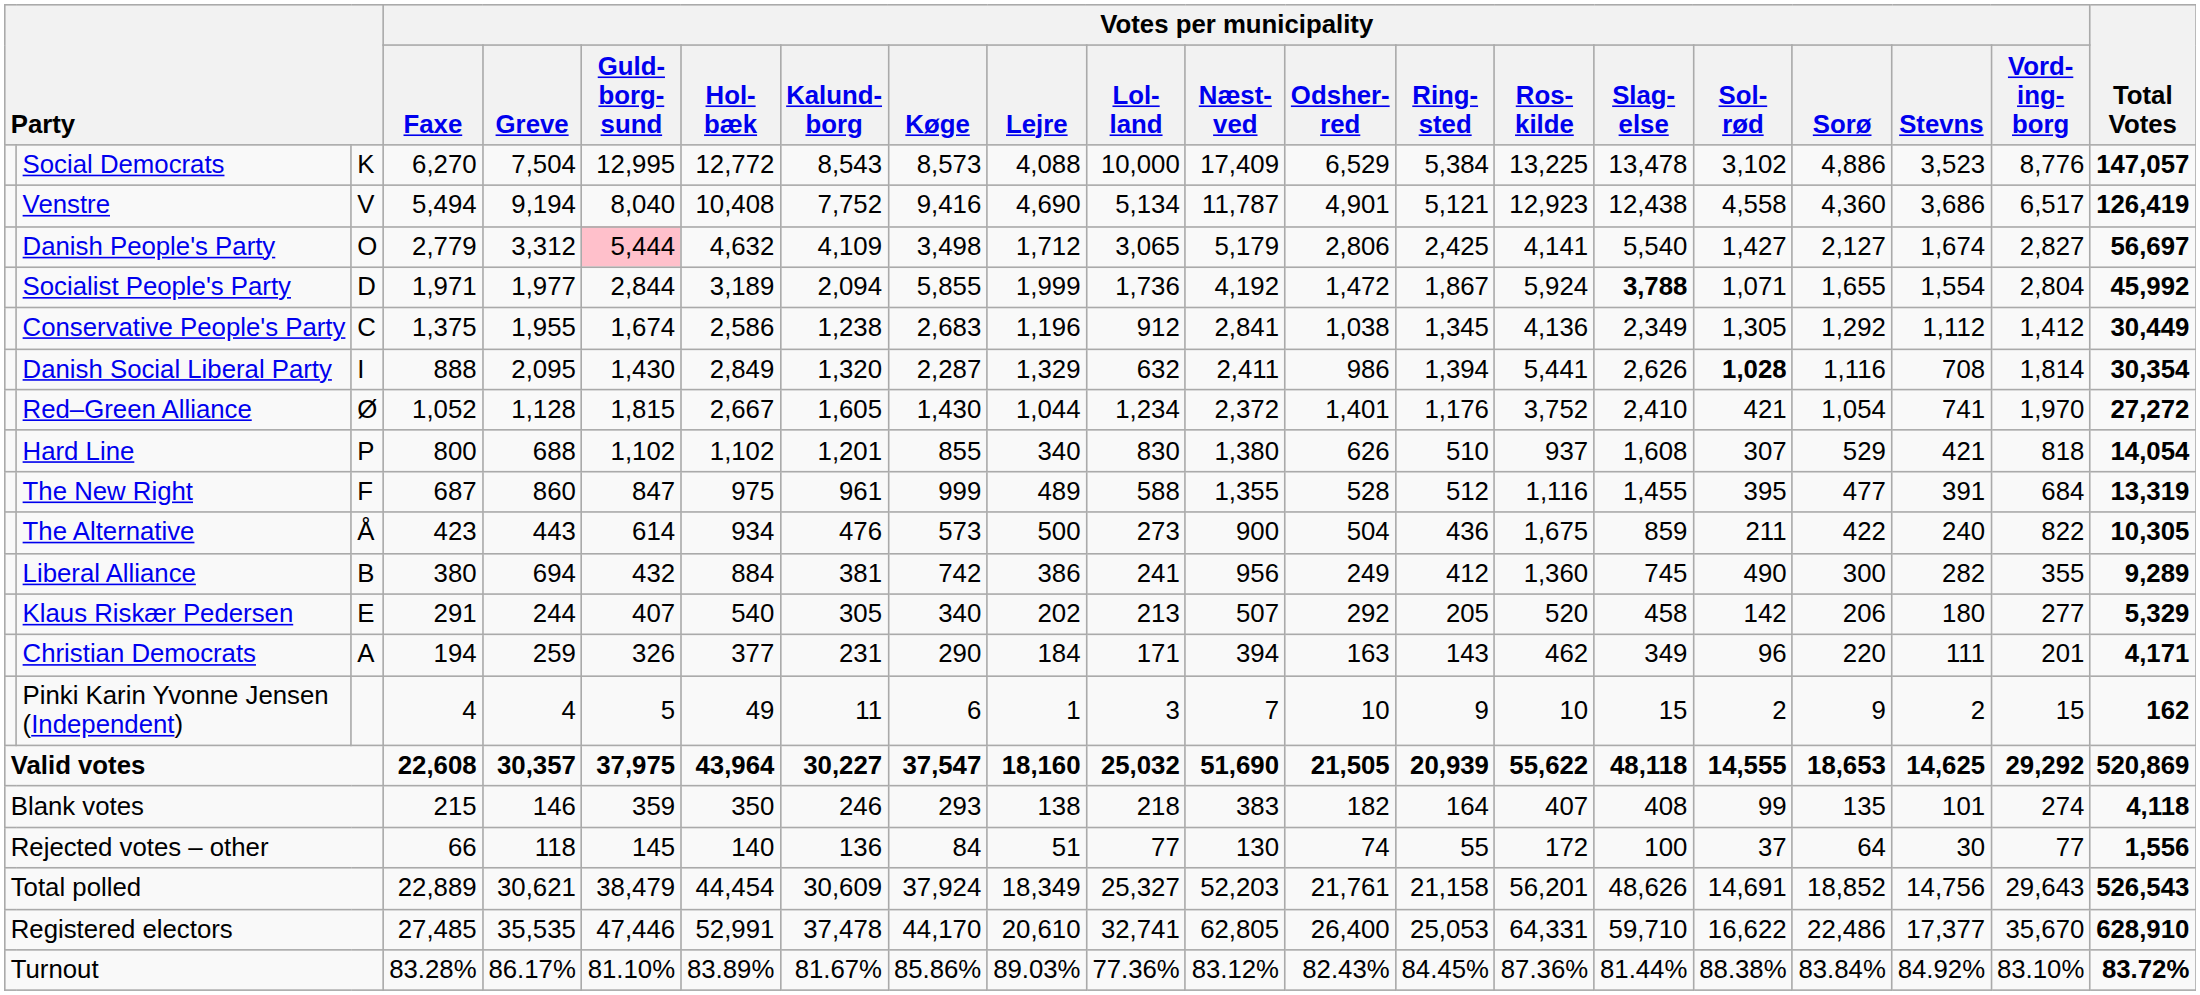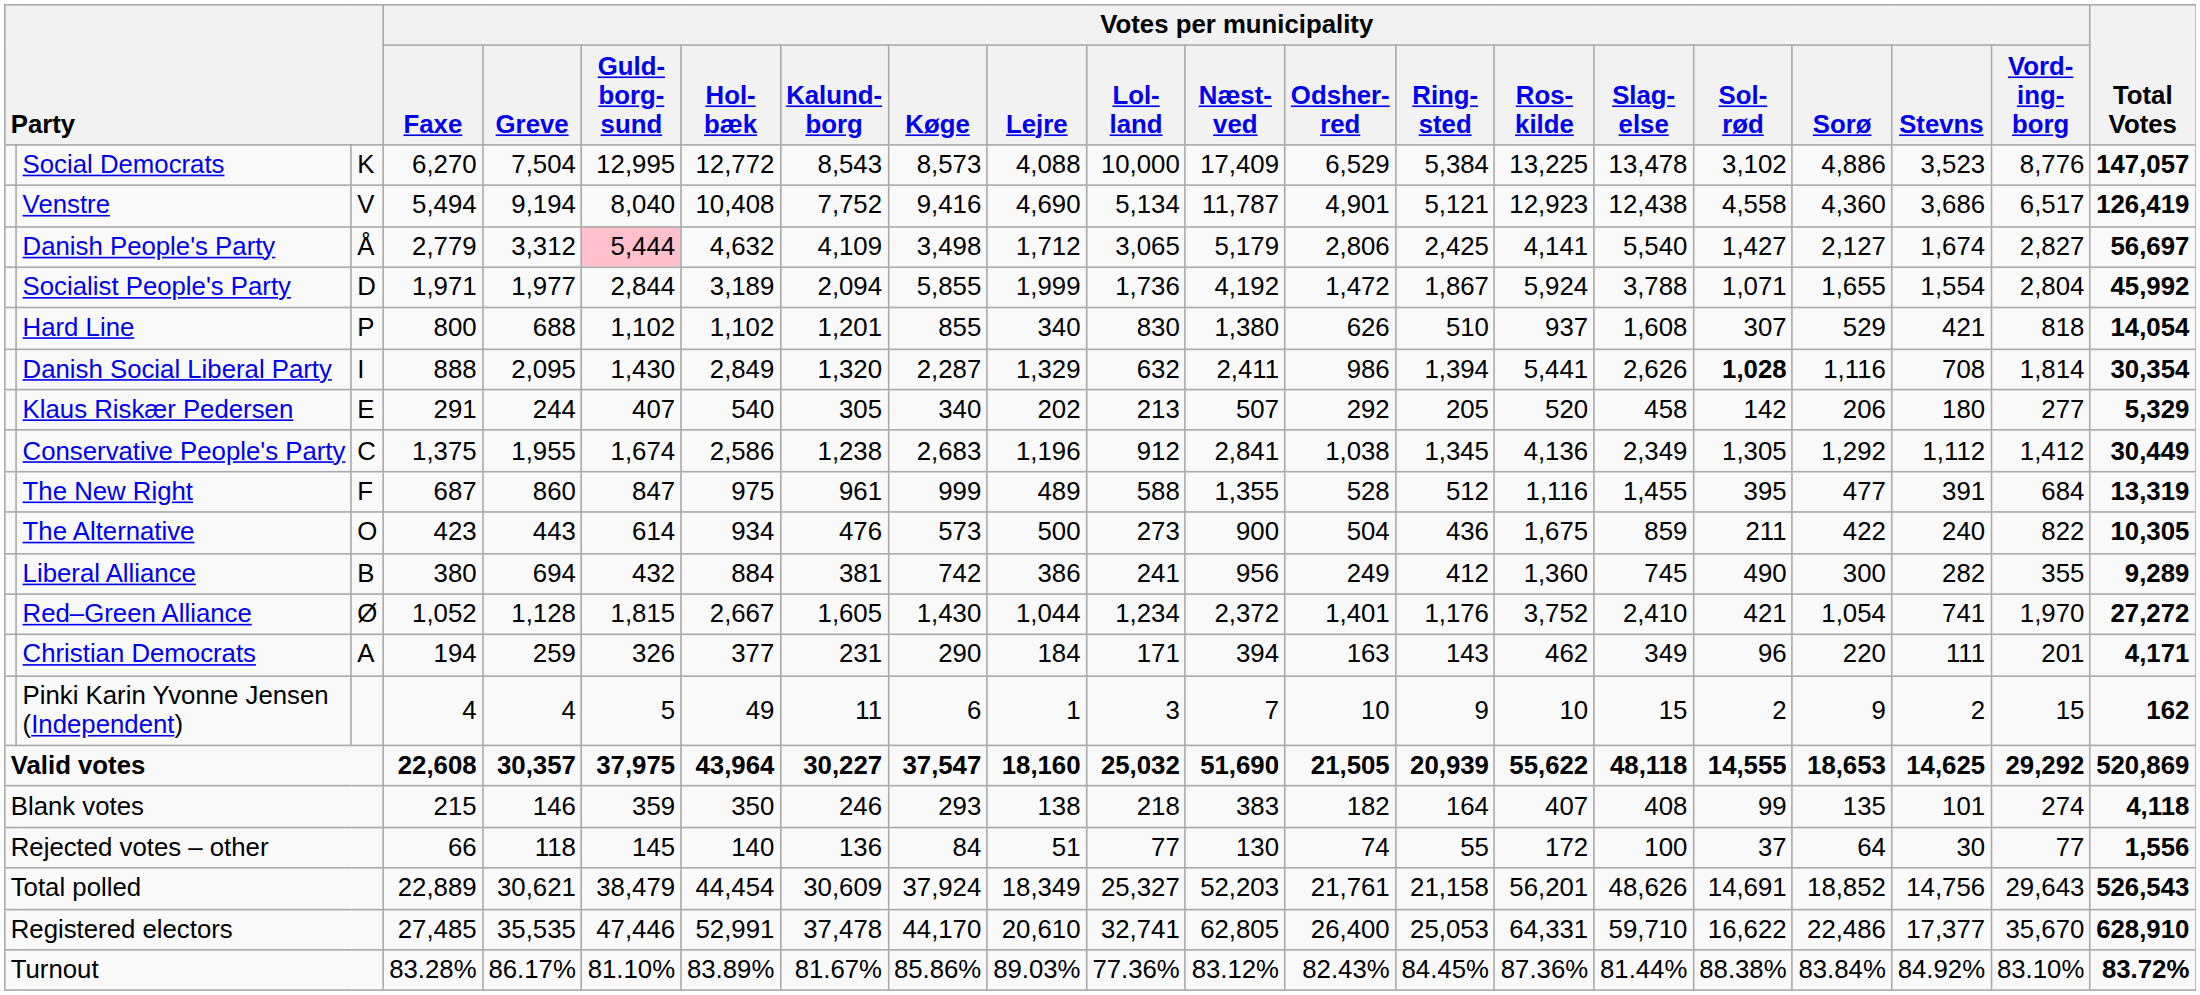(367, 246) O -> (366, 246) Å
(1655, 287) bold -> (1655, 287) normal
rows swapped: (184, 328) <-> (78, 450)
rows swapped: (137, 409) <-> (158, 613)
(366, 532) Å -> (367, 532) O
